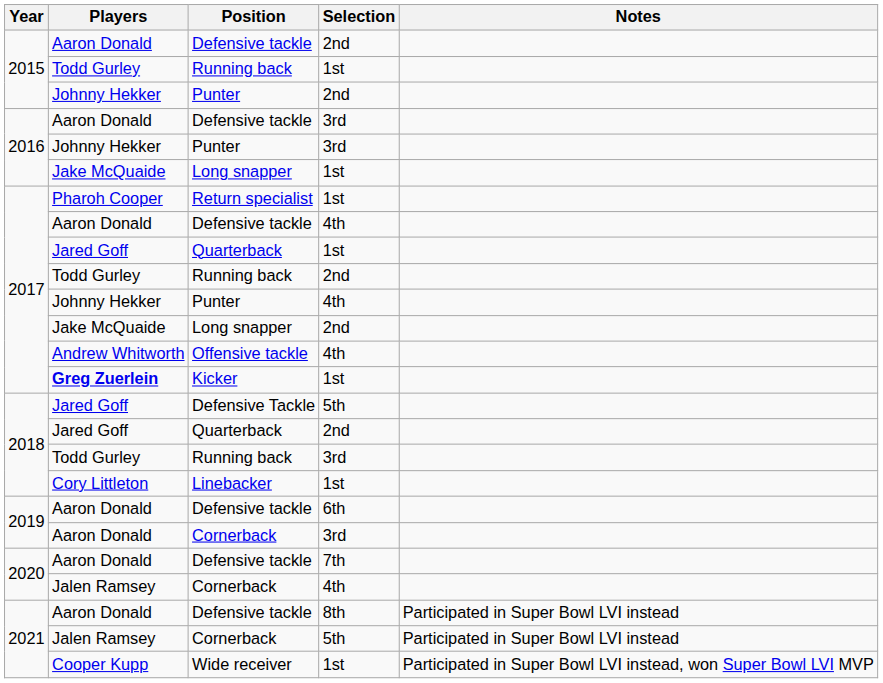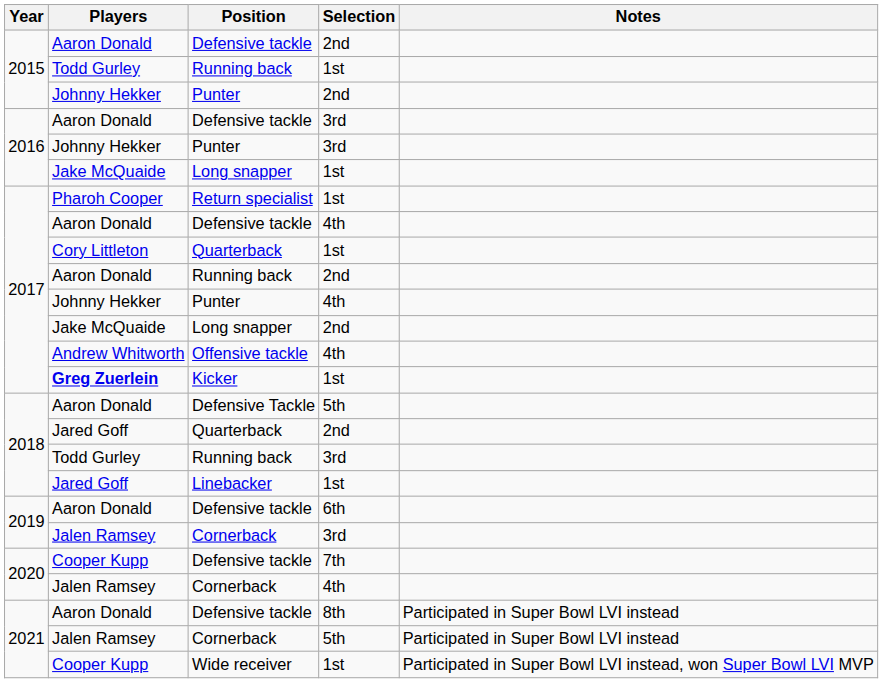(90, 250) Jared Goff -> (100, 250) Cory Littleton
(96, 276) Todd Gurley -> (102, 276) Aaron Donald
(90, 405) Jared Goff -> (102, 405) Aaron Donald
(100, 483) Cory Littleton -> (90, 483) Jared Goff
(102, 535) Aaron Donald -> (104, 535) Jalen Ramsey
(102, 560) Aaron Donald -> (100, 560) Cooper Kupp
